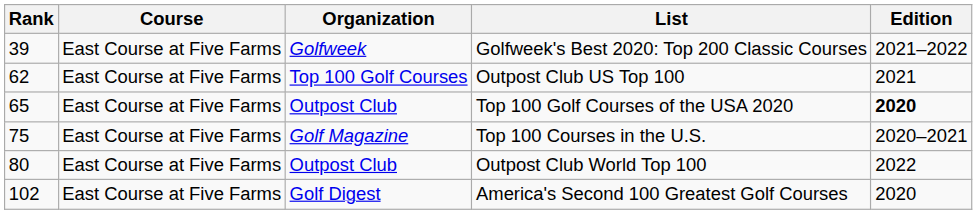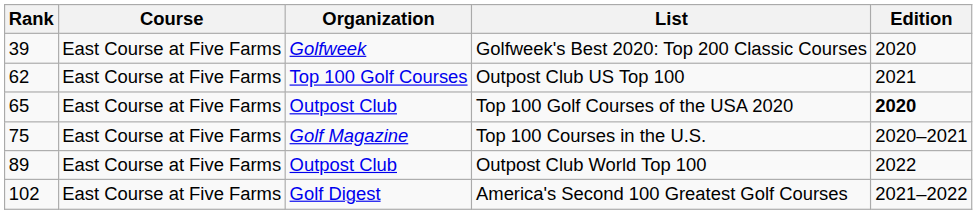(921, 48) 2021–2022 -> (896, 48) 2020
(19, 164) 80 -> (19, 164) 89
(896, 194) 2020 -> (921, 194) 2021–2022
